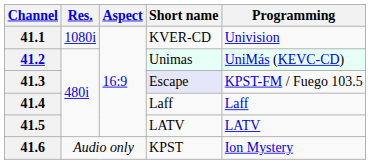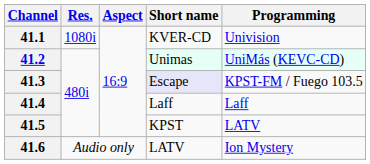(167, 125) LATV -> (166, 125) KPST
(166, 147) KPST -> (167, 147) LATV
